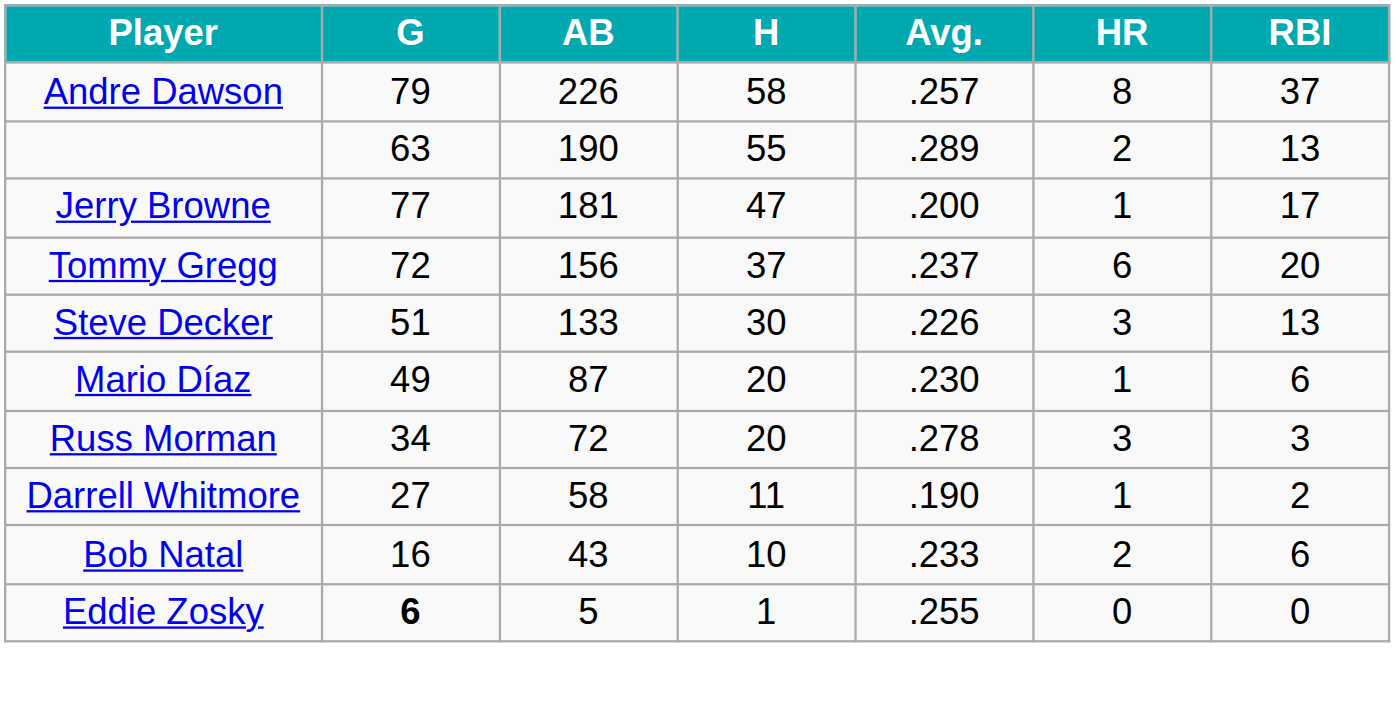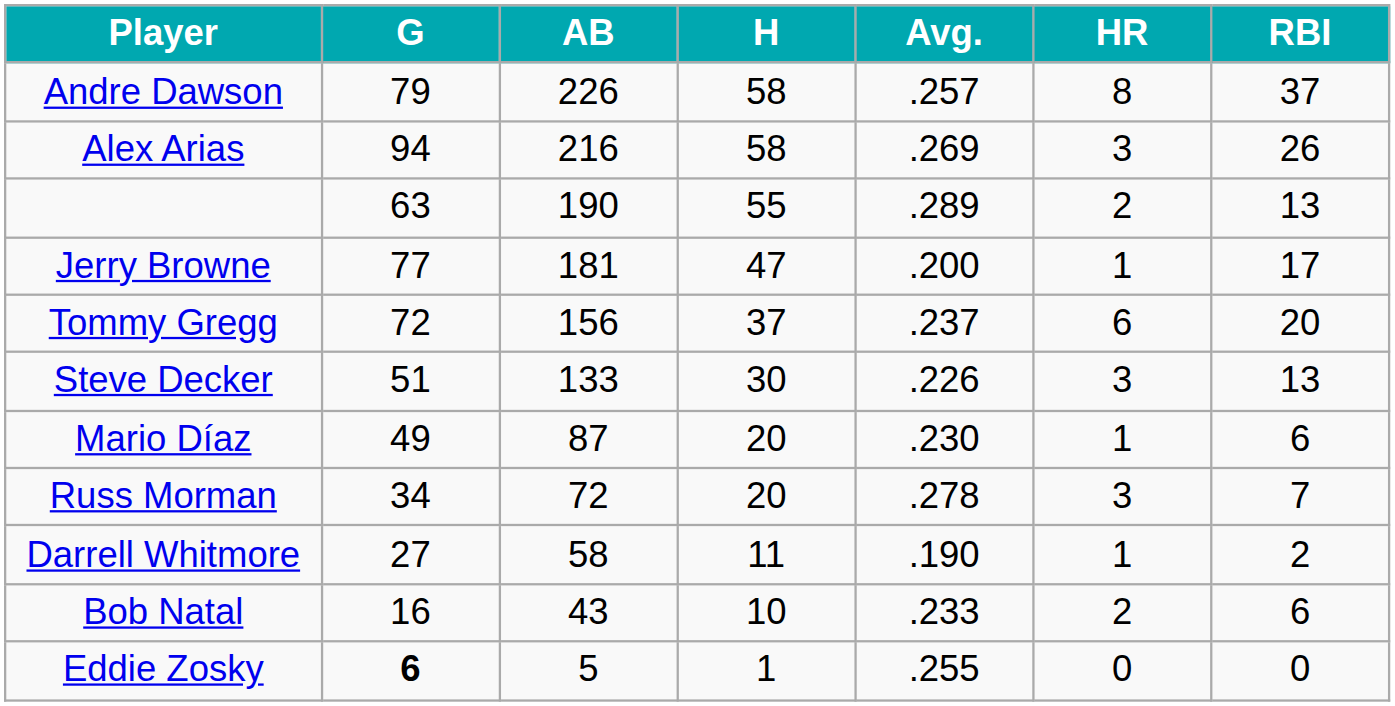+ row: (163, 149)
(1300, 438) 3 -> (1300, 496) 7
